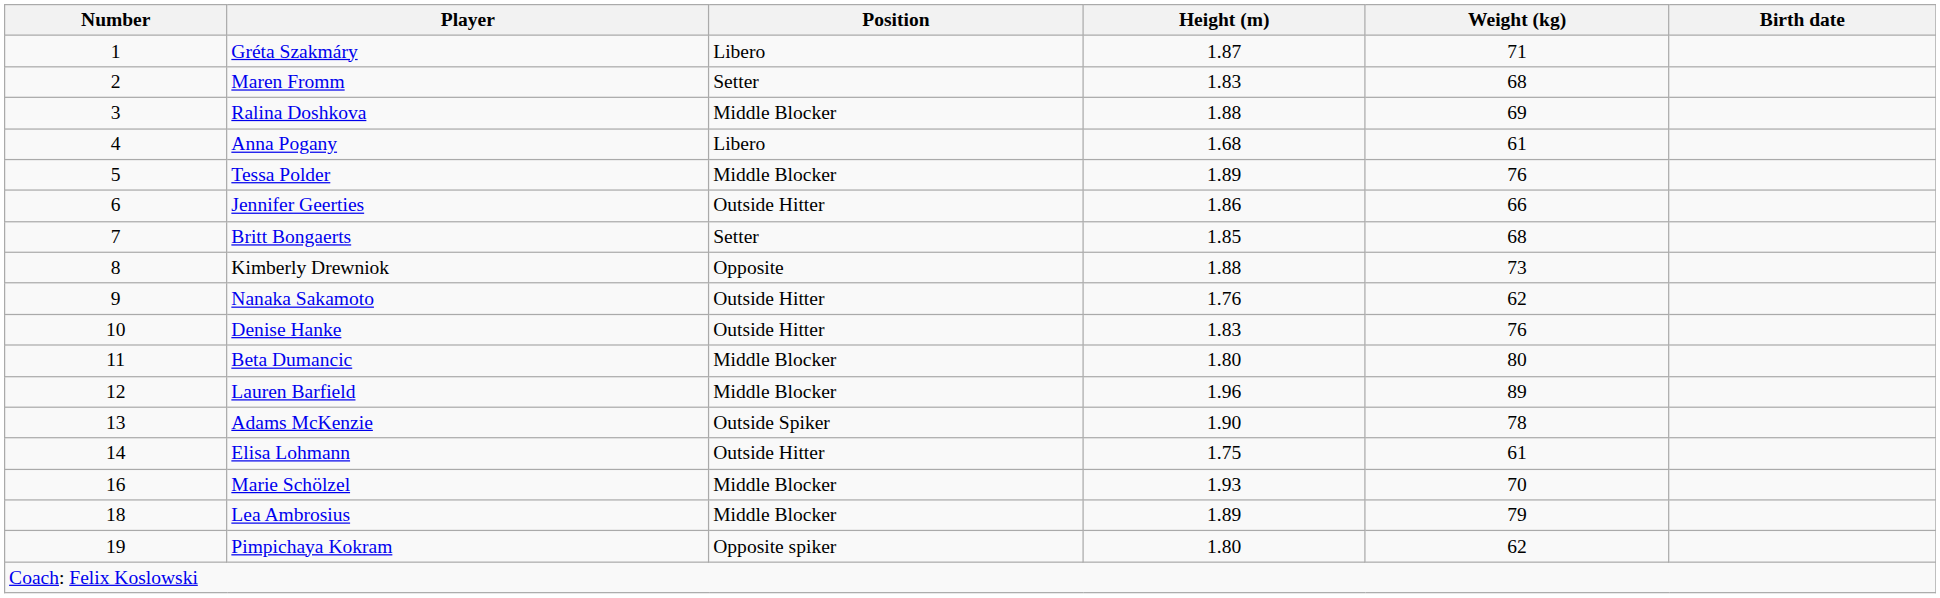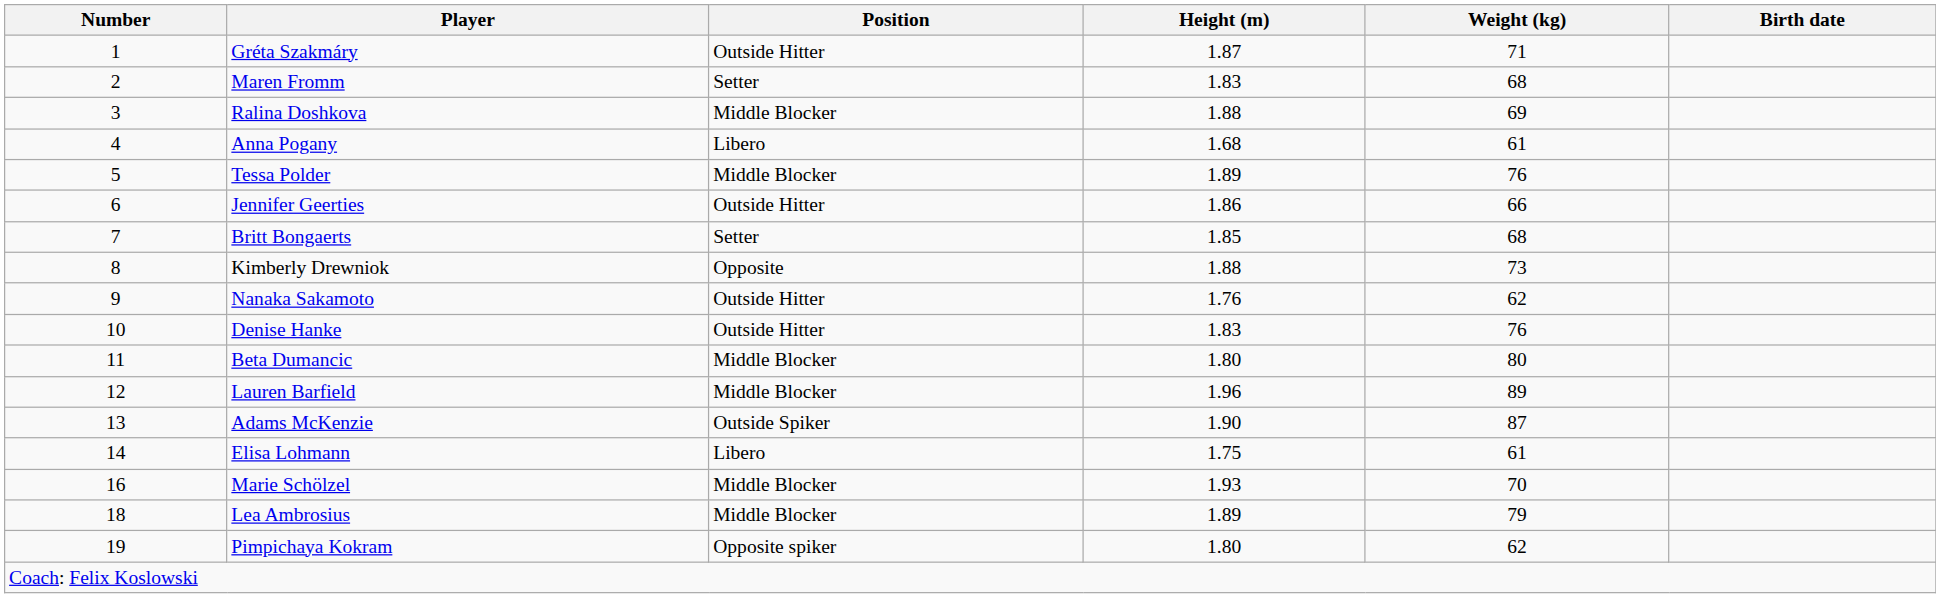(739, 50) Libero -> (769, 50) Outside Hitter
(1517, 422) 78 -> (1517, 422) 87
(769, 453) Outside Hitter -> (739, 453) Libero
